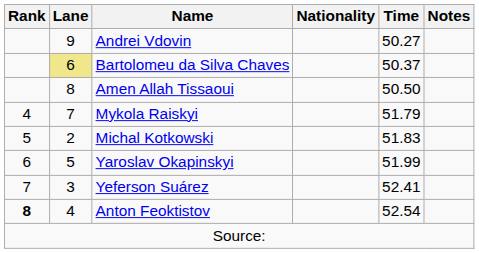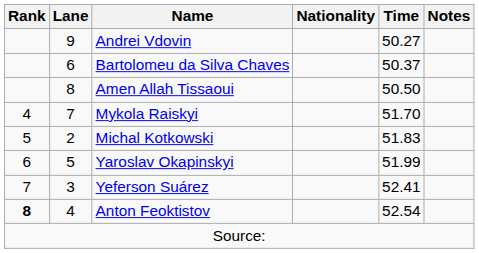(71, 65) khaki background -> (71, 65) no background
(401, 114) 51.79 -> (401, 114) 51.70
